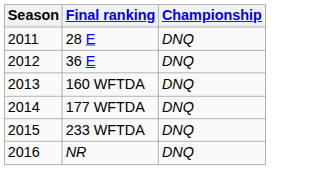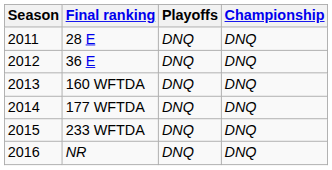+ column: (190, 15)
